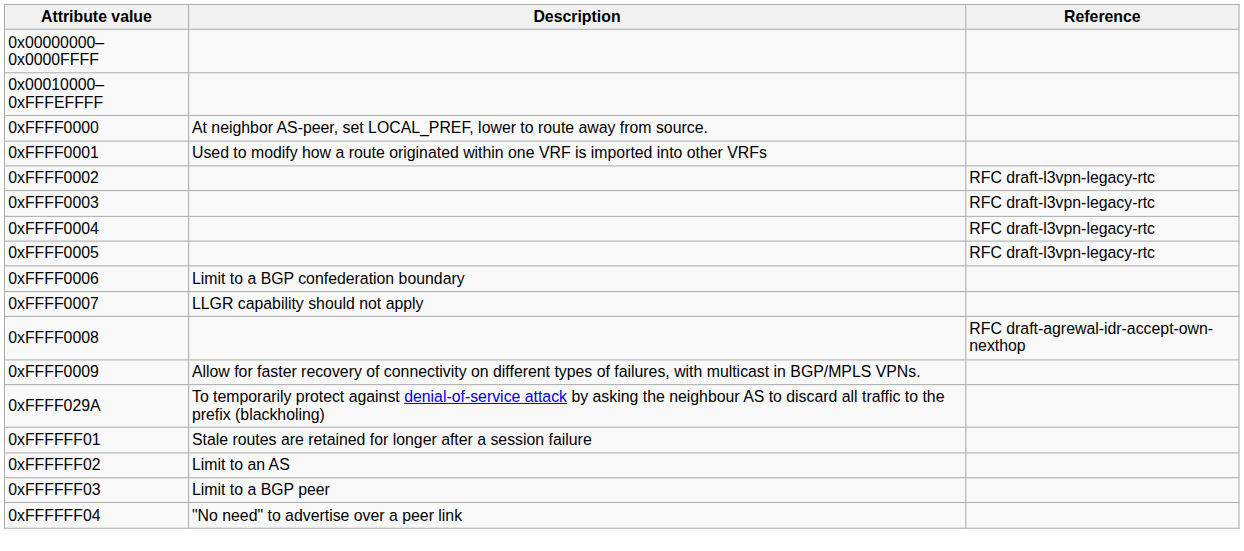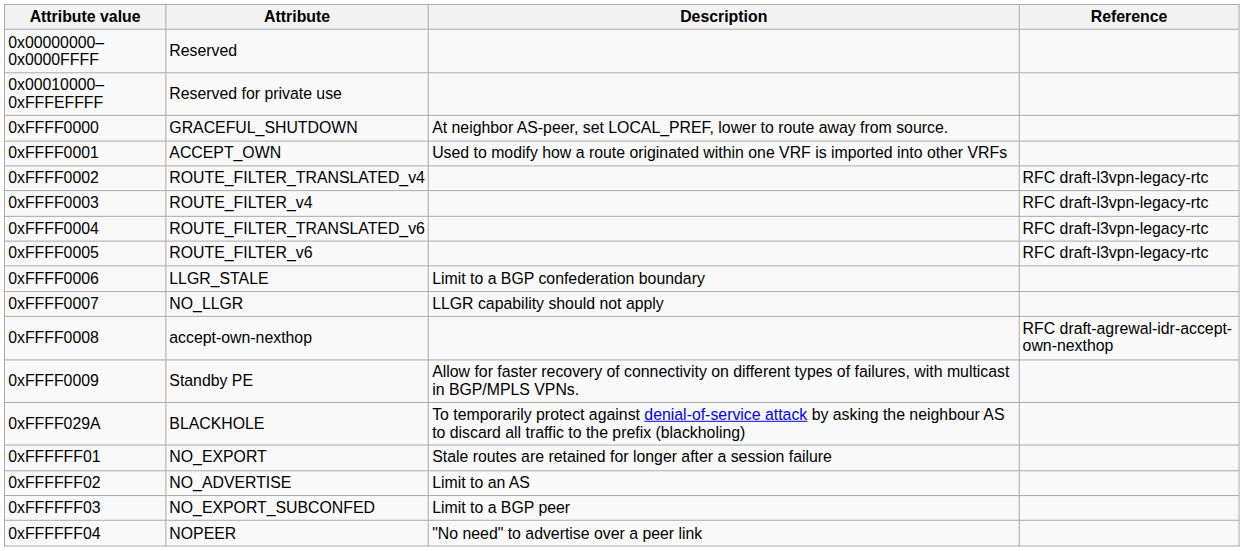+ column: (297, 17)
